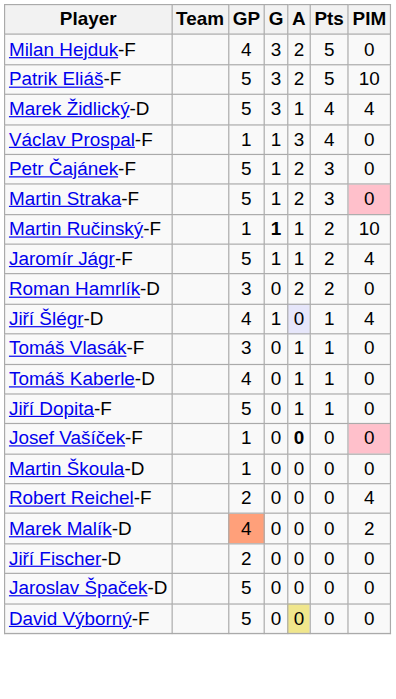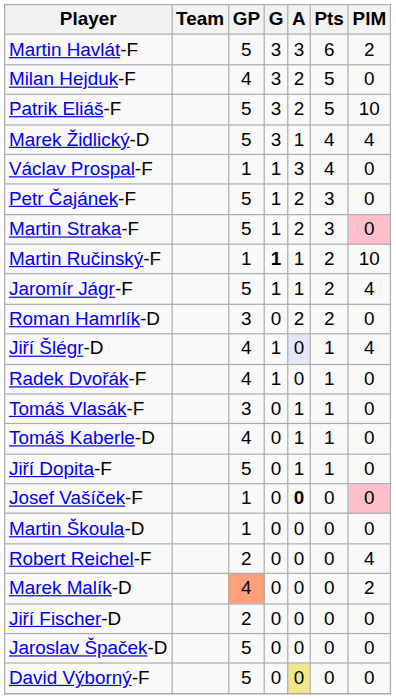+ row: (73, 49)
+ row: (78, 378)
